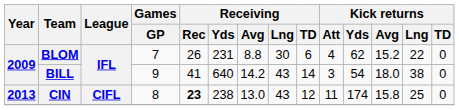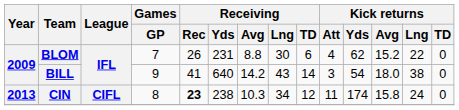(253, 94) 13.0 -> (253, 94) 10.3
(282, 94) 43 -> (282, 94) 34
(417, 94) 25 -> (417, 94) 24
